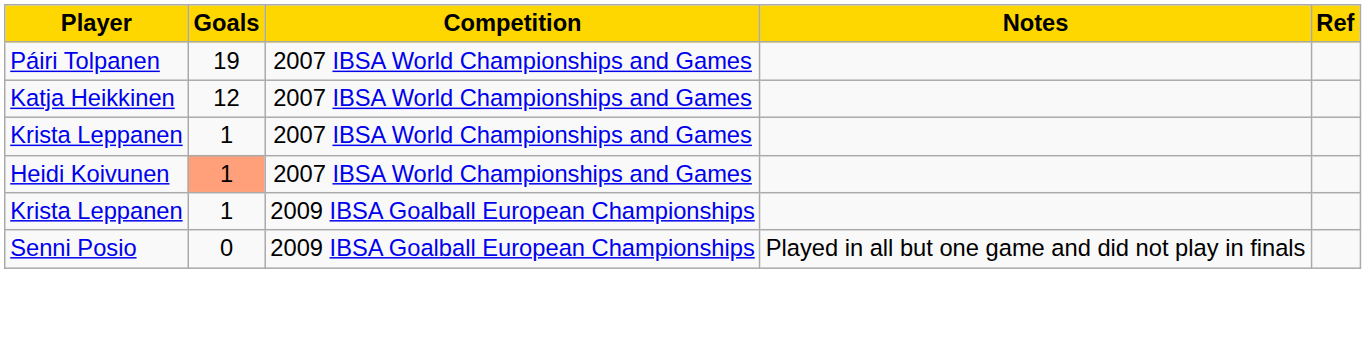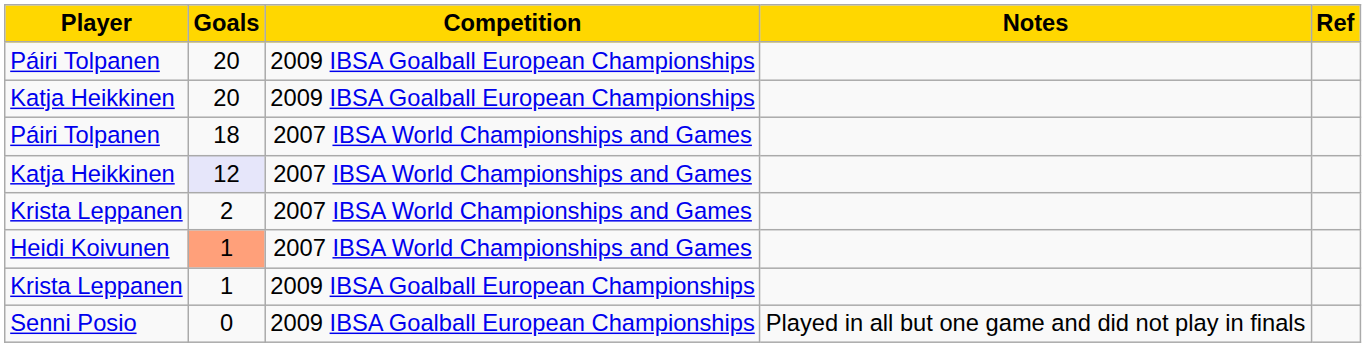+ row: (85, 60)
+ row: (92, 98)
(226, 60) 19 -> (226, 135) 18
(226, 98) no background -> (226, 173) lavender background
(226, 135) 1 -> (226, 211) 2
